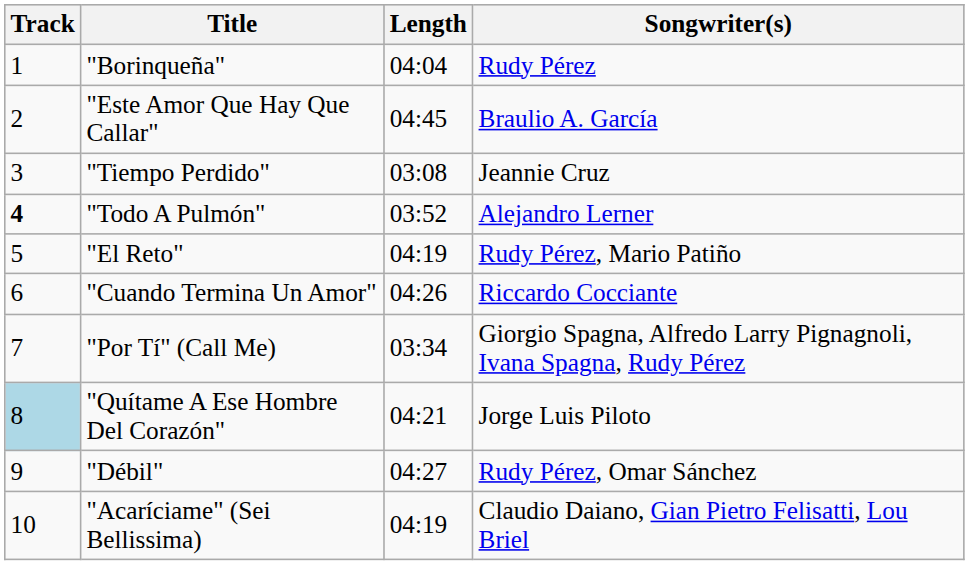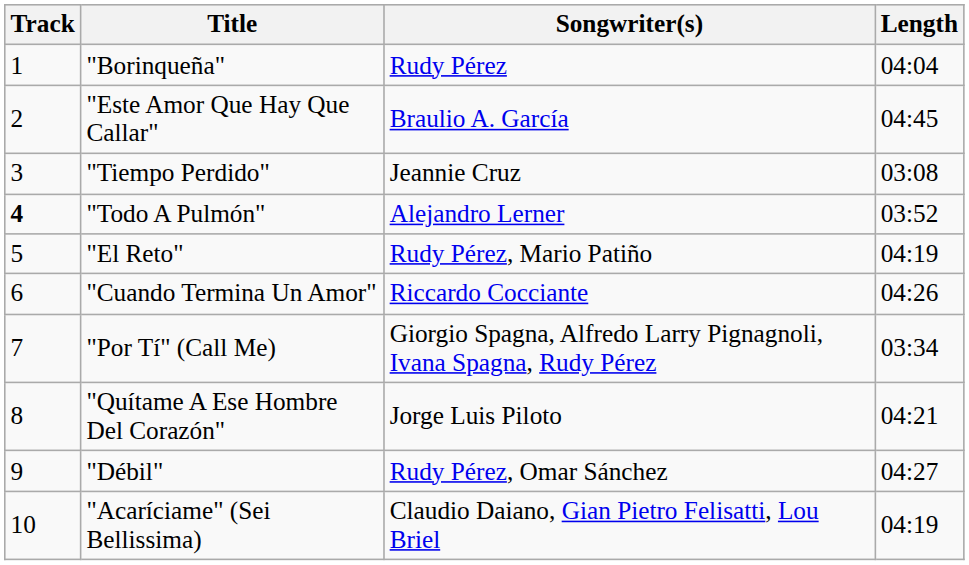columns swapped: (718, 24) <-> (428, 24)
(17, 416) lightblue background -> (17, 416) no background
